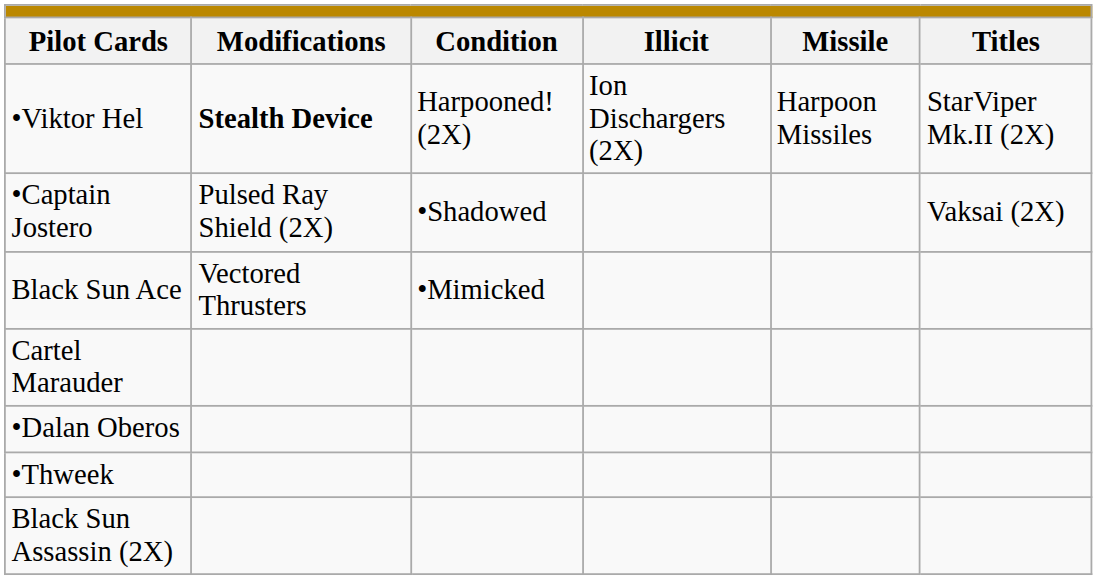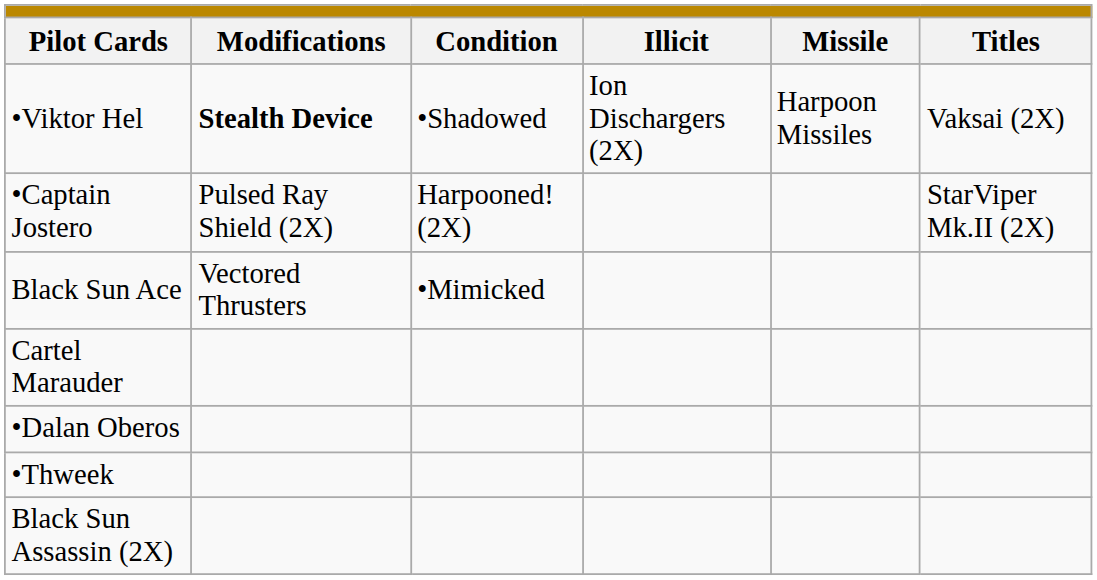(486, 118) Harpooned! (2X) -> (482, 118) •Shadowed
(991, 118) StarViper Mk.II (2X) -> (996, 118) Vaksai (2X)
(482, 211) •Shadowed -> (486, 211) Harpooned! (2X)
(996, 211) Vaksai (2X) -> (991, 211) StarViper Mk.II (2X)
